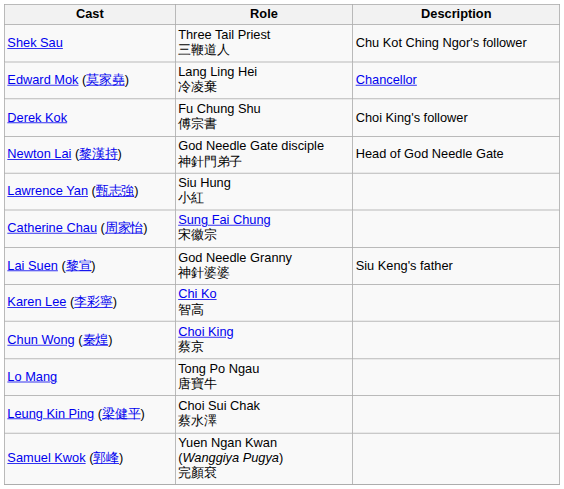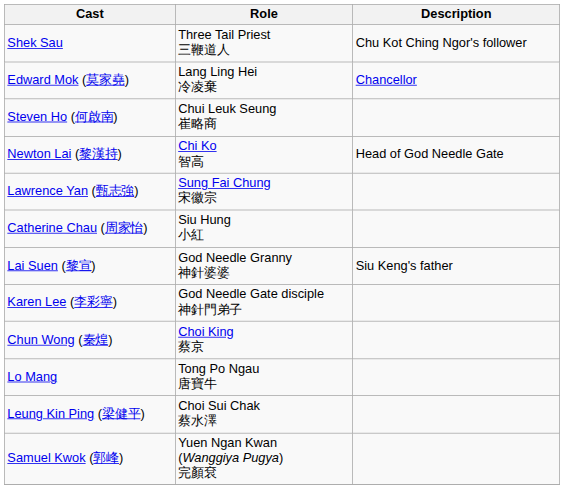+ row: (62, 117)
- row: (37, 117)
(251, 153) God Needle Gate disciple 神針門弟子 -> (197, 153) Chi Ko 智高
(205, 190) Siu Hung 小紅 -> (224, 190) Sung Fai Chung 宋徽宗
(224, 228) Sung Fai Chung 宋徽宗 -> (205, 228) Siu Hung 小紅
(197, 302) Chi Ko 智高 -> (251, 302) God Needle Gate disciple 神針門弟子
